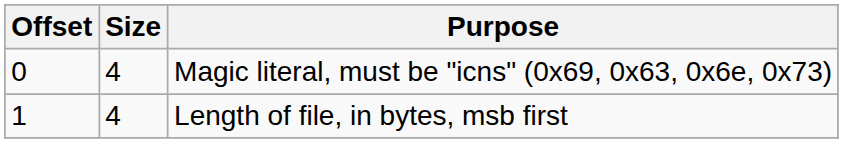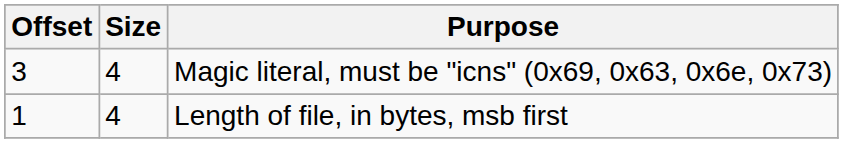(19, 71) 0 -> (19, 71) 3
